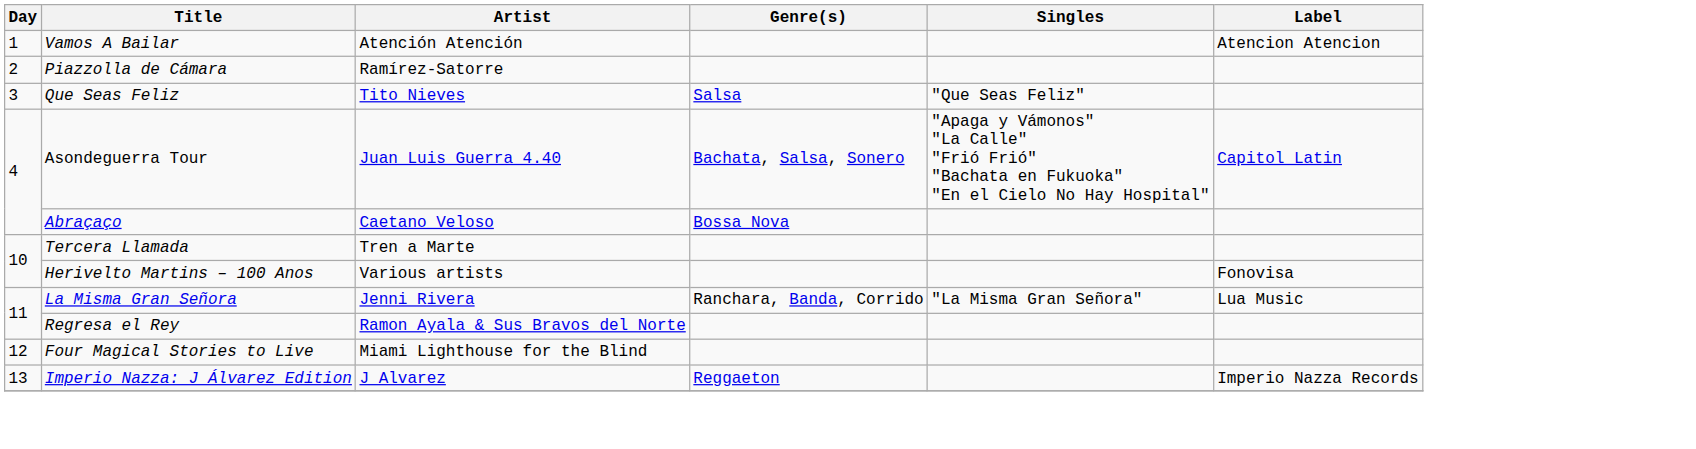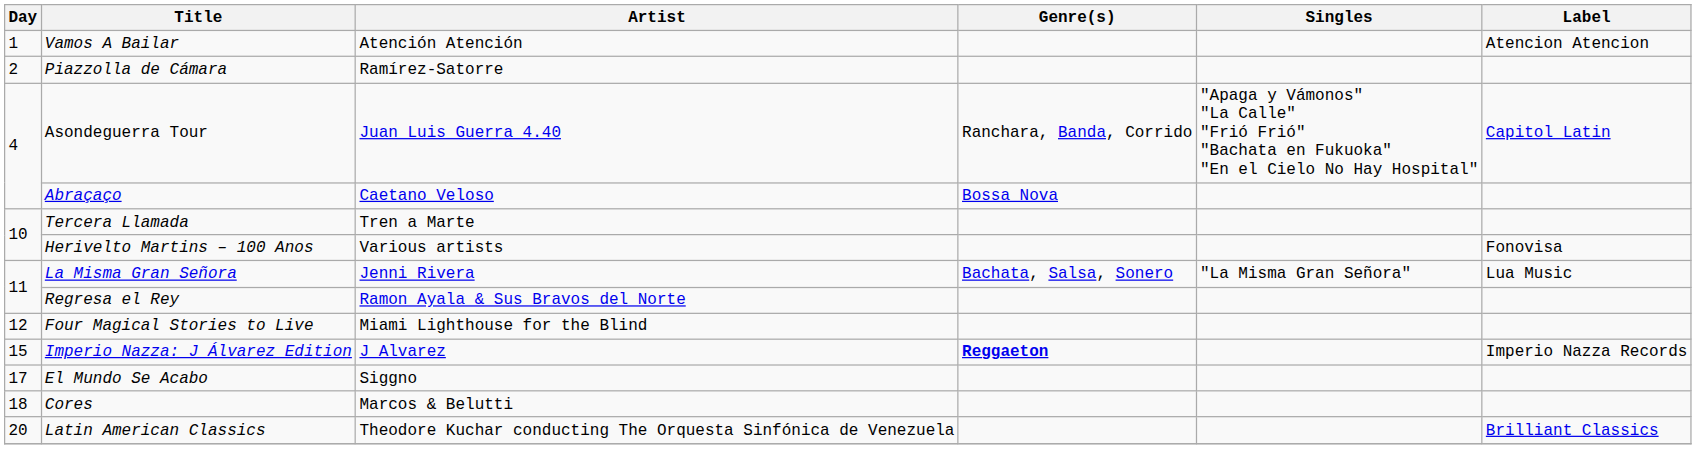- row: (112, 96)
(799, 159) Bachata, Salsa, Sonero -> (1077, 133) Ranchara, Banda, Corrido
(809, 300) Ranchara, Banda, Corrido -> (1068, 274) Bachata, Salsa, Sonero
(18, 378) 13 -> (18, 352) 15
(737, 378) normal -> (1005, 352) bold
+ row: (126, 378)
+ row: (69, 404)
+ row: (155, 430)
